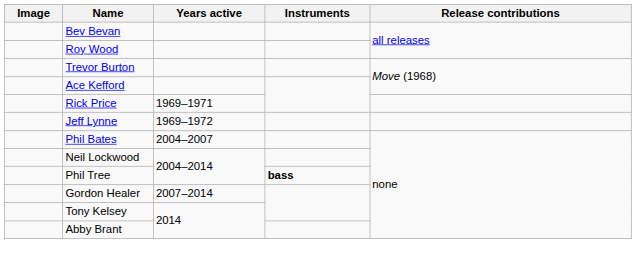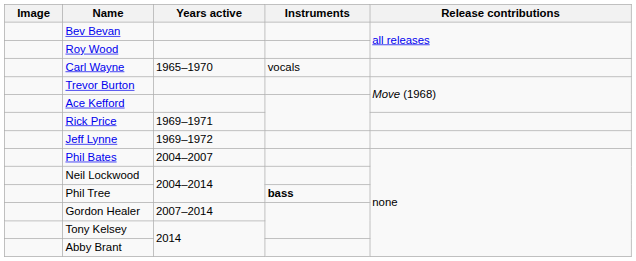+ row: (95, 67)
